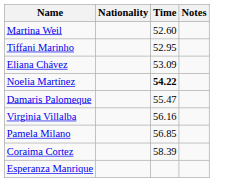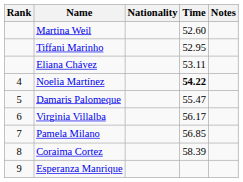+ column: (19, 13)
(165, 65) 53.09 -> (194, 65) 53.11
(165, 117) 56.16 -> (194, 117) 56.17
